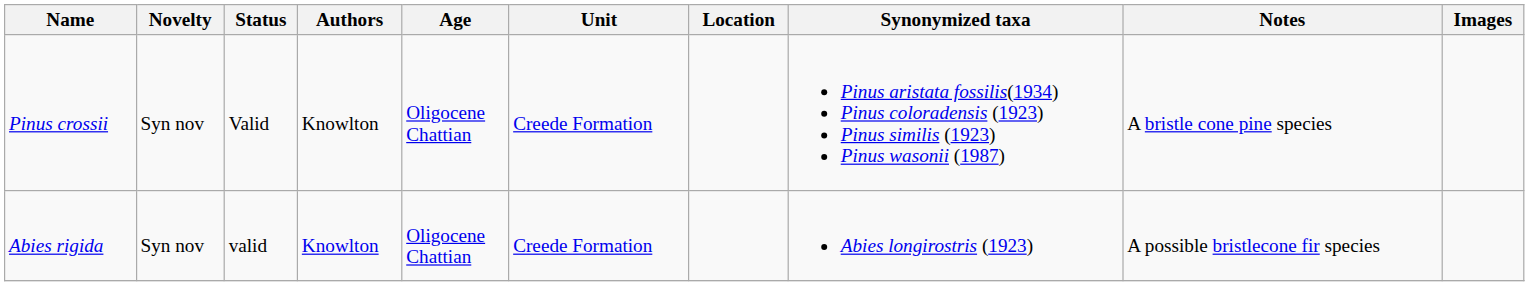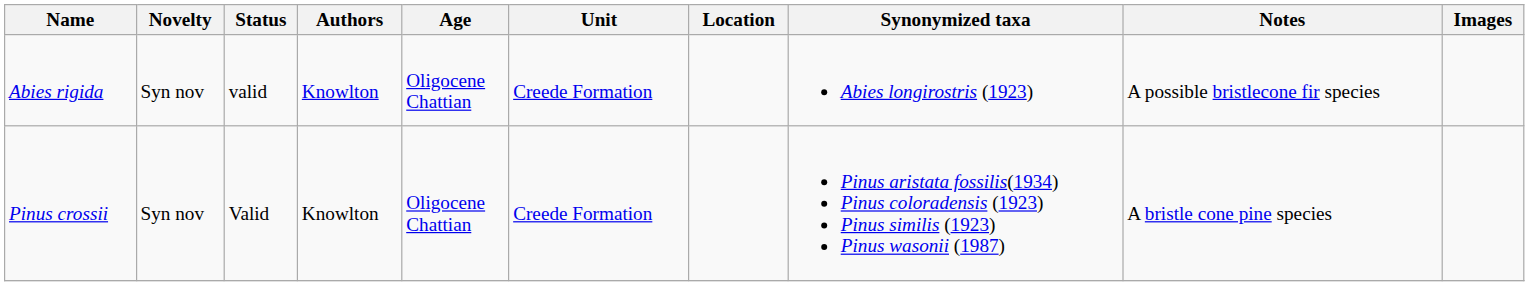rows swapped: (56, 246) <-> (59, 123)
